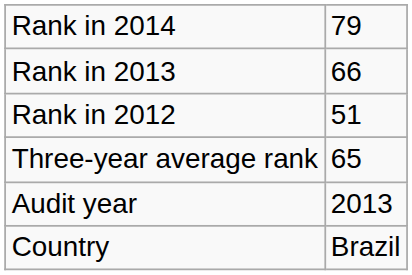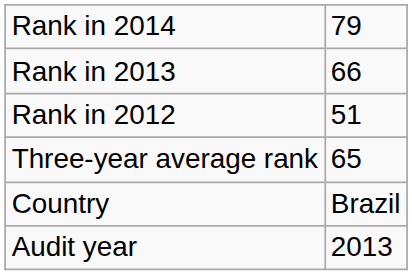rows swapped: (60, 247) <-> (74, 203)
